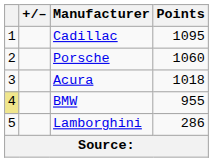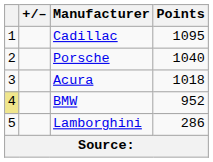(189, 59) 1060 -> (189, 59) 1040
(193, 103) 955 -> (193, 103) 952
